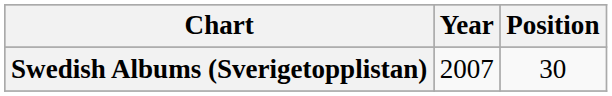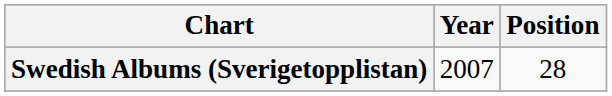(553, 68) 30 -> (553, 68) 28
